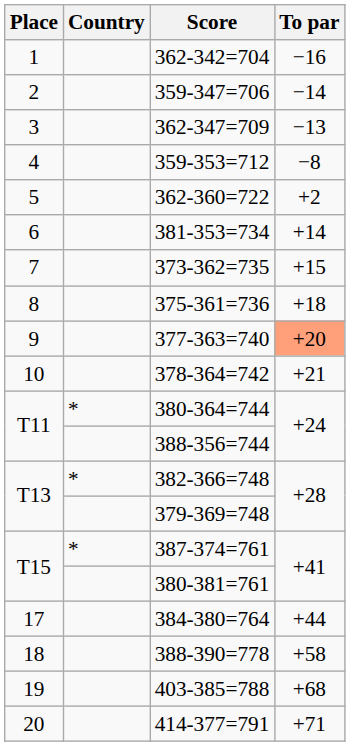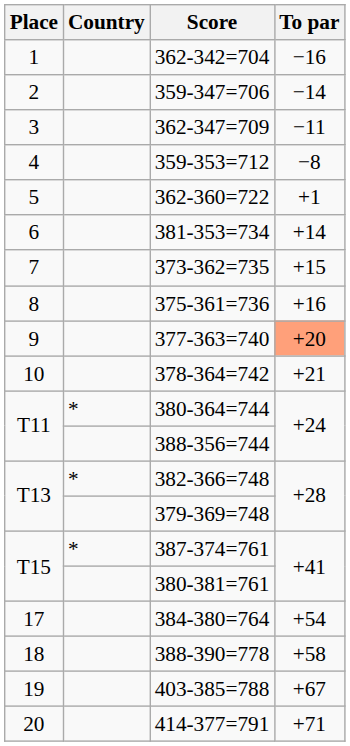(309, 127) −13 -> (309, 127) −11
(309, 197) +2 -> (309, 197) +1
(309, 302) +18 -> (309, 302) +16
(309, 618) +44 -> (309, 618) +54
(309, 688) +68 -> (309, 688) +67
